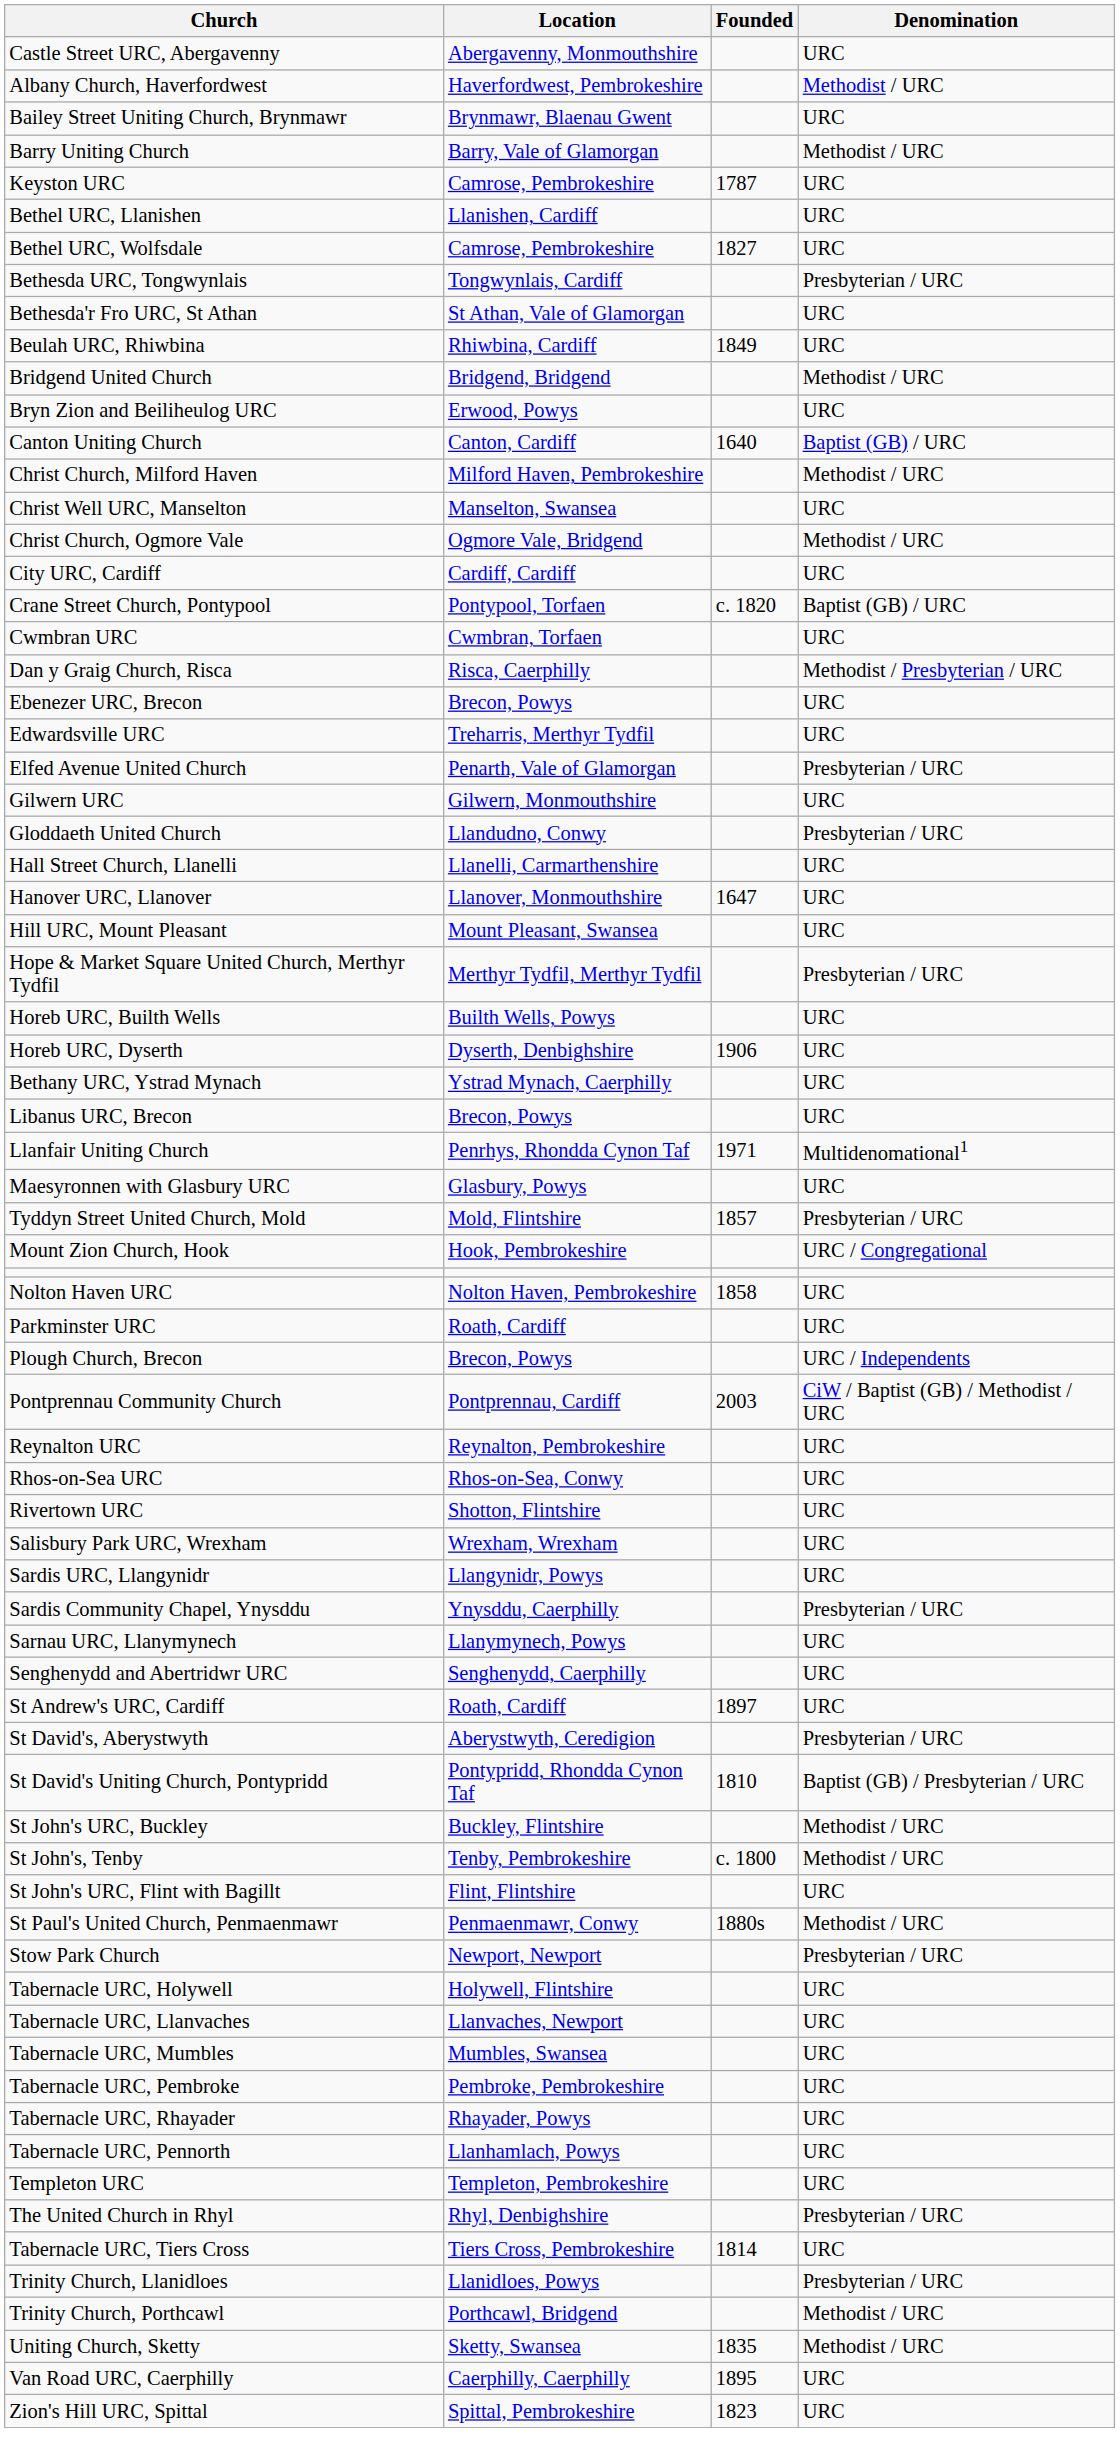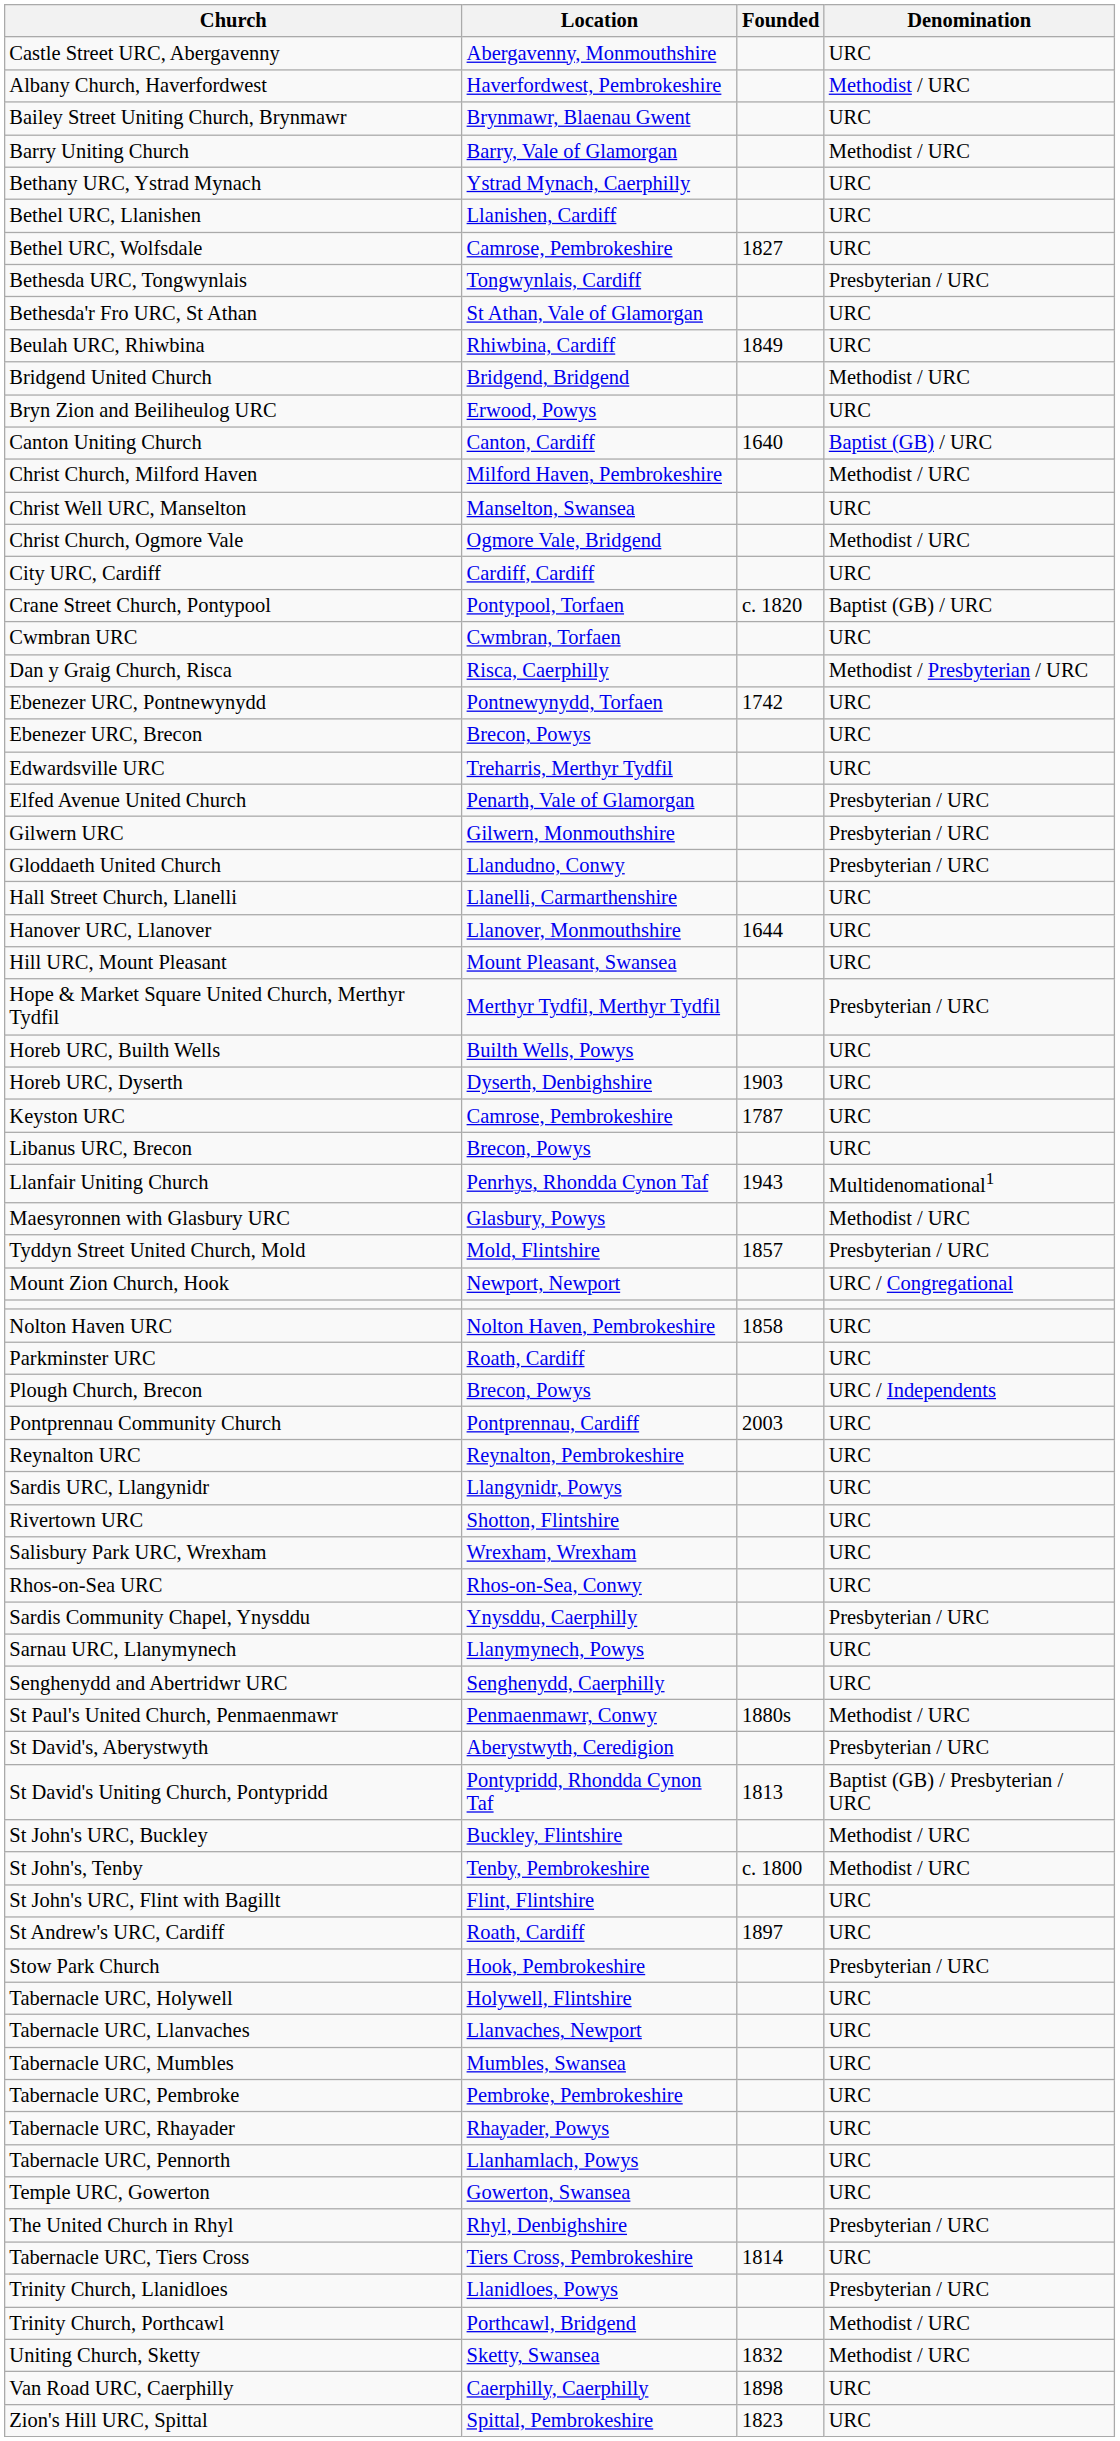rows swapped: (135, 1083) <-> (67, 183)
+ row: (138, 702)
(824, 800) URC -> (909, 832) Presbyterian / URC
(736, 897) 1647 -> (762, 930) 1644
(736, 1050) 1906 -> (762, 1083) 1903
(736, 1150) 1971 -> (762, 1183) 1943
(824, 1186) URC -> (899, 1218) Methodist / URC
(537, 1251) Hook, Pembrokeshire -> (543, 1283) Newport, Newport
(937, 1401) CiW / Baptist (GB) / Methodist / URC -> (850, 1422) URC
rows swapped: (86, 1478) <-> (109, 1575)
rows swapped: (117, 1705) <-> (174, 1923)
(736, 1782) 1810 -> (762, 1791) 1813
(525, 1956) Newport, Newport -> (556, 1965) Hook, Pembrokeshire
+ row: (110, 2192)
- row: (77, 2183)
(736, 2345) 1835 -> (762, 2355) 1832
(736, 2378) 1895 -> (762, 2387) 1898
